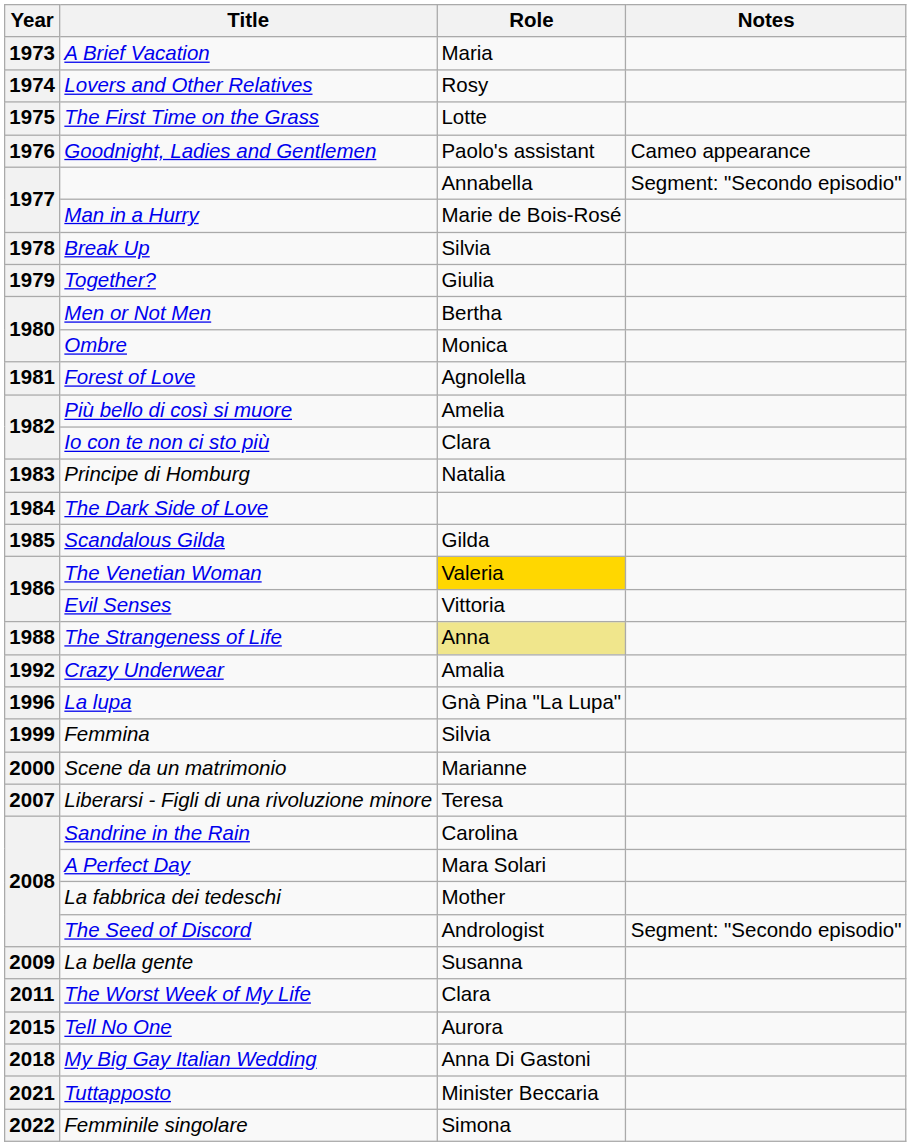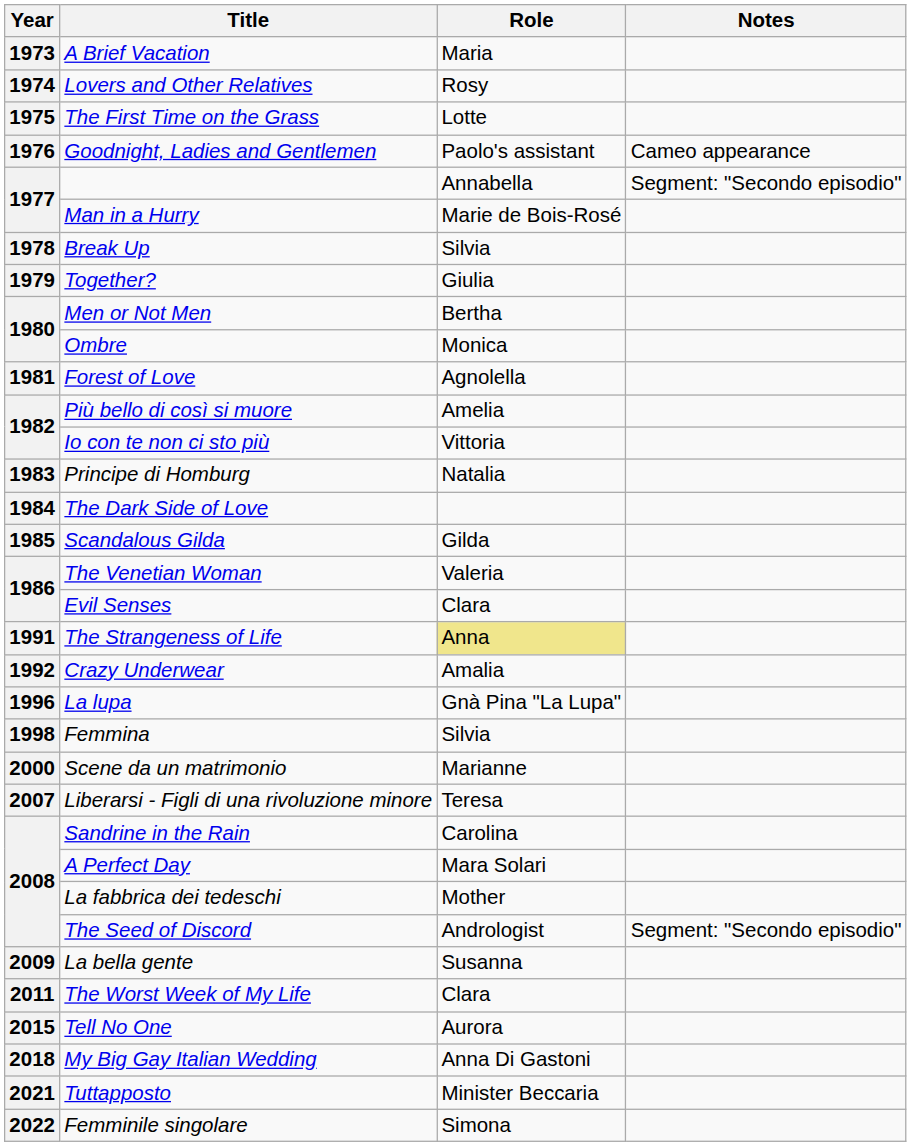(466, 442) Clara -> (473, 442) Vittoria
(473, 572) gold background -> (473, 572) no background
(473, 605) Vittoria -> (466, 605) Clara
(32, 637) 1988 -> (32, 637) 1991
(32, 735) 1999 -> (32, 735) 1998
